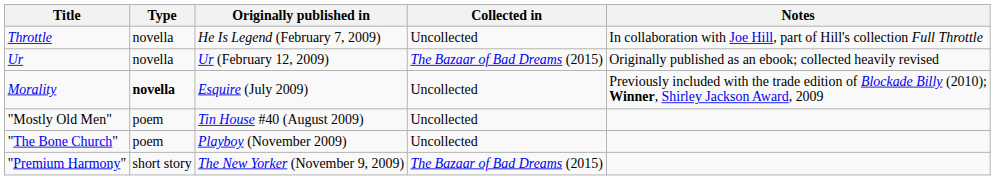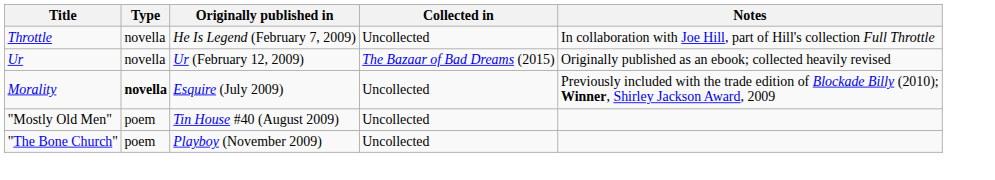- row: (67, 163)
